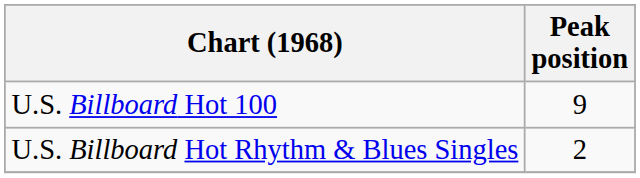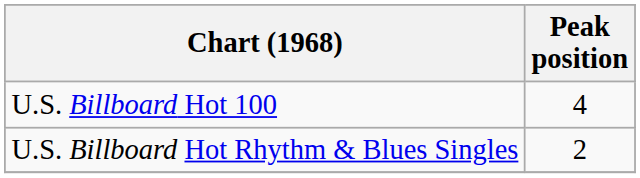(580, 104) 9 -> (580, 104) 4
